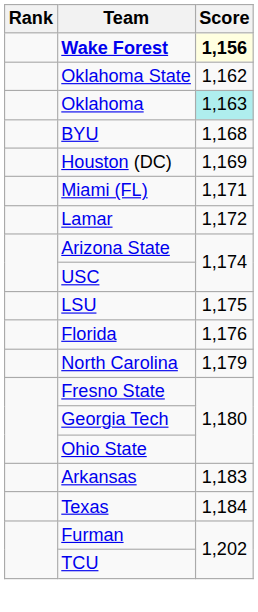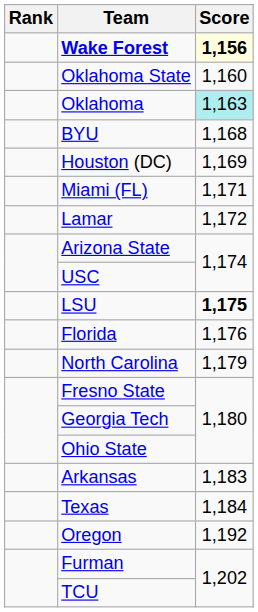(224, 76) 1,162 -> (224, 76) 1,160
(224, 305) normal -> (224, 305) bold
+ row: (91, 534)
